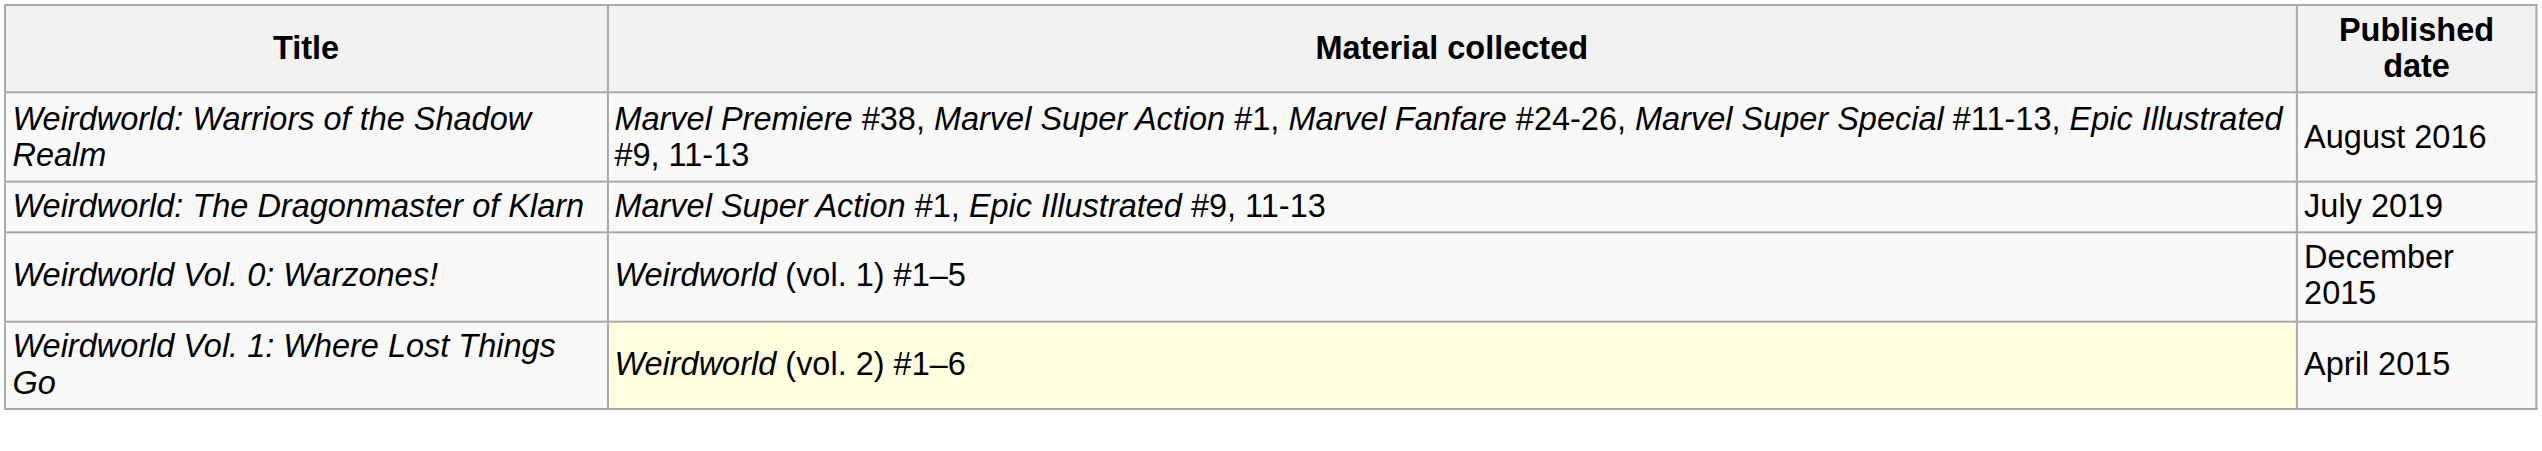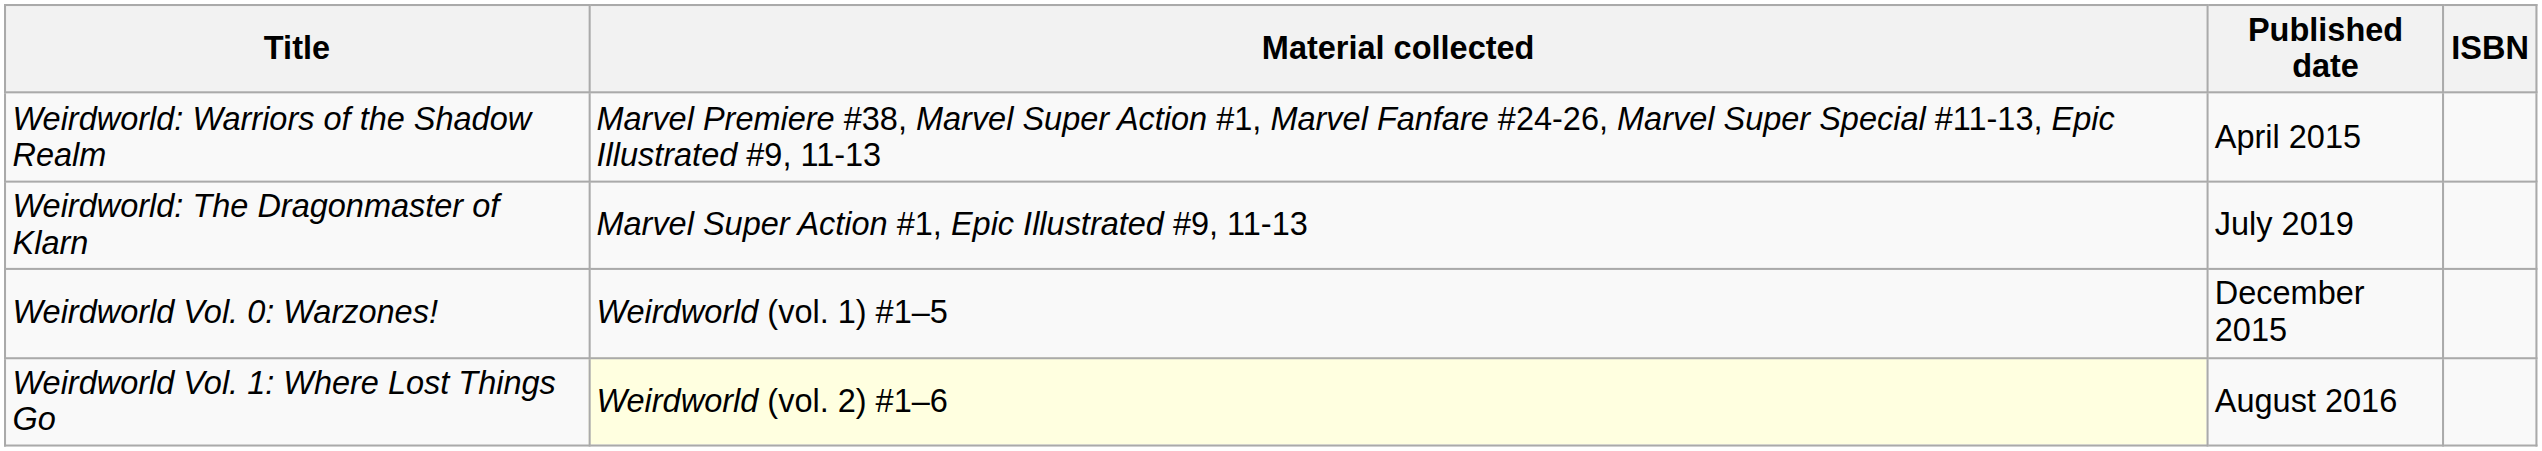+ column: (2490, 48)
(2395, 136) August 2016 -> (2288, 136) April 2015
(2377, 364) April 2015 -> (2306, 400) August 2016
